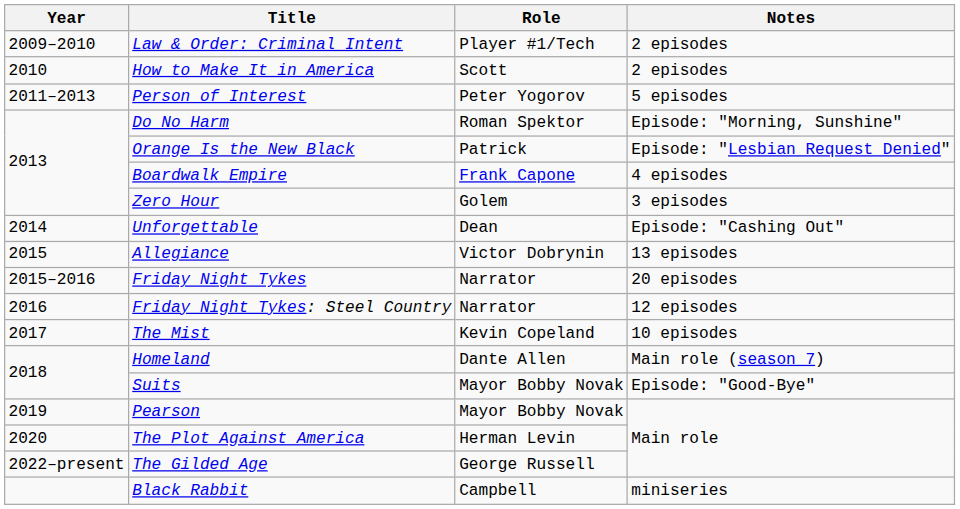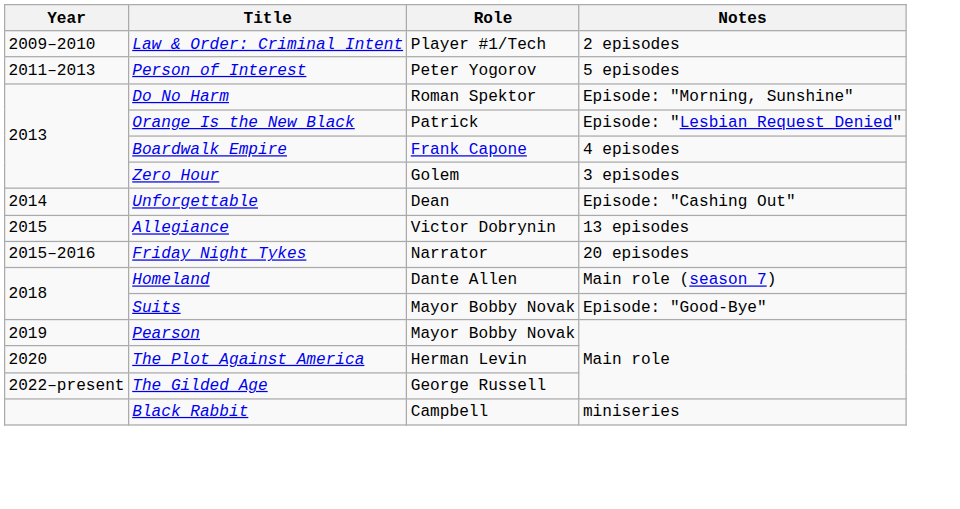- row: (253, 70)
- row: (292, 307)
- row: (171, 333)
